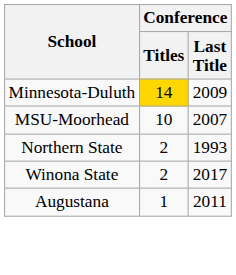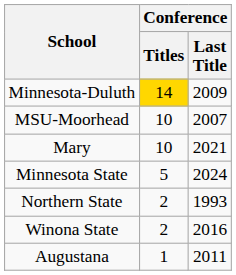+ row: (72, 147)
+ row: (72, 174)
(210, 174) 2017 -> (210, 229) 2016
